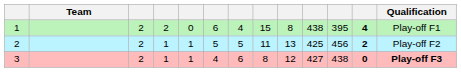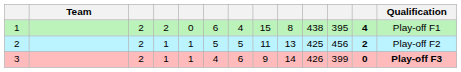(265, 59) 8 -> (265, 59) 9
(290, 59) 12 -> (290, 59) 14
(315, 59) 427 -> (315, 59) 426
(340, 59) 438 -> (340, 59) 399
